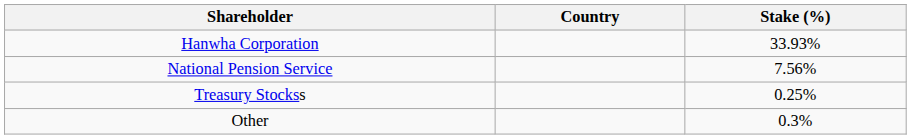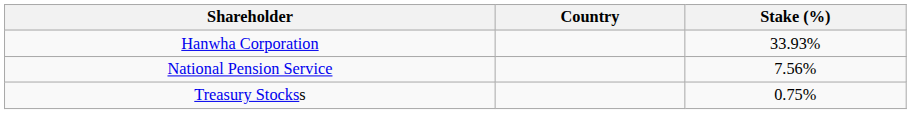(795, 95) 0.25% -> (795, 95) 0.75%
- row: (250, 120)
